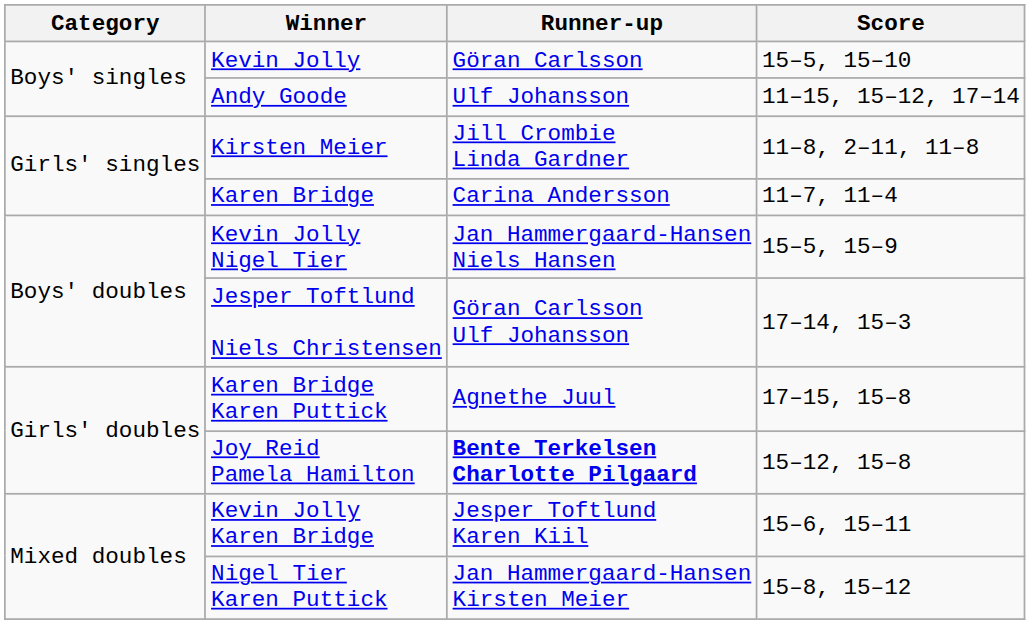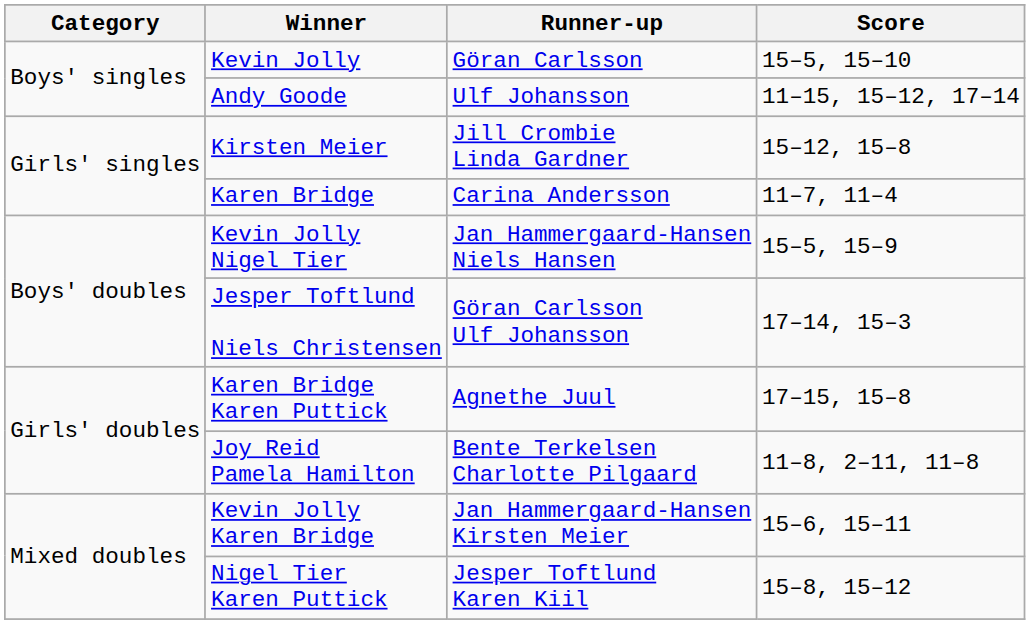(871, 147) 11–8, 2–11, 11–8 -> (837, 147) 15–12, 15–8
(575, 462) bold -> (575, 462) normal
(837, 462) 15–12, 15–8 -> (871, 462) 11–8, 2–11, 11–8
(554, 525) Jesper Toftlund Karen Kiil -> (602, 525) Jan Hammergaard-Hansen Kirsten Meier
(602, 588) Jan Hammergaard-Hansen Kirsten Meier -> (554, 588) Jesper Toftlund Karen Kiil
